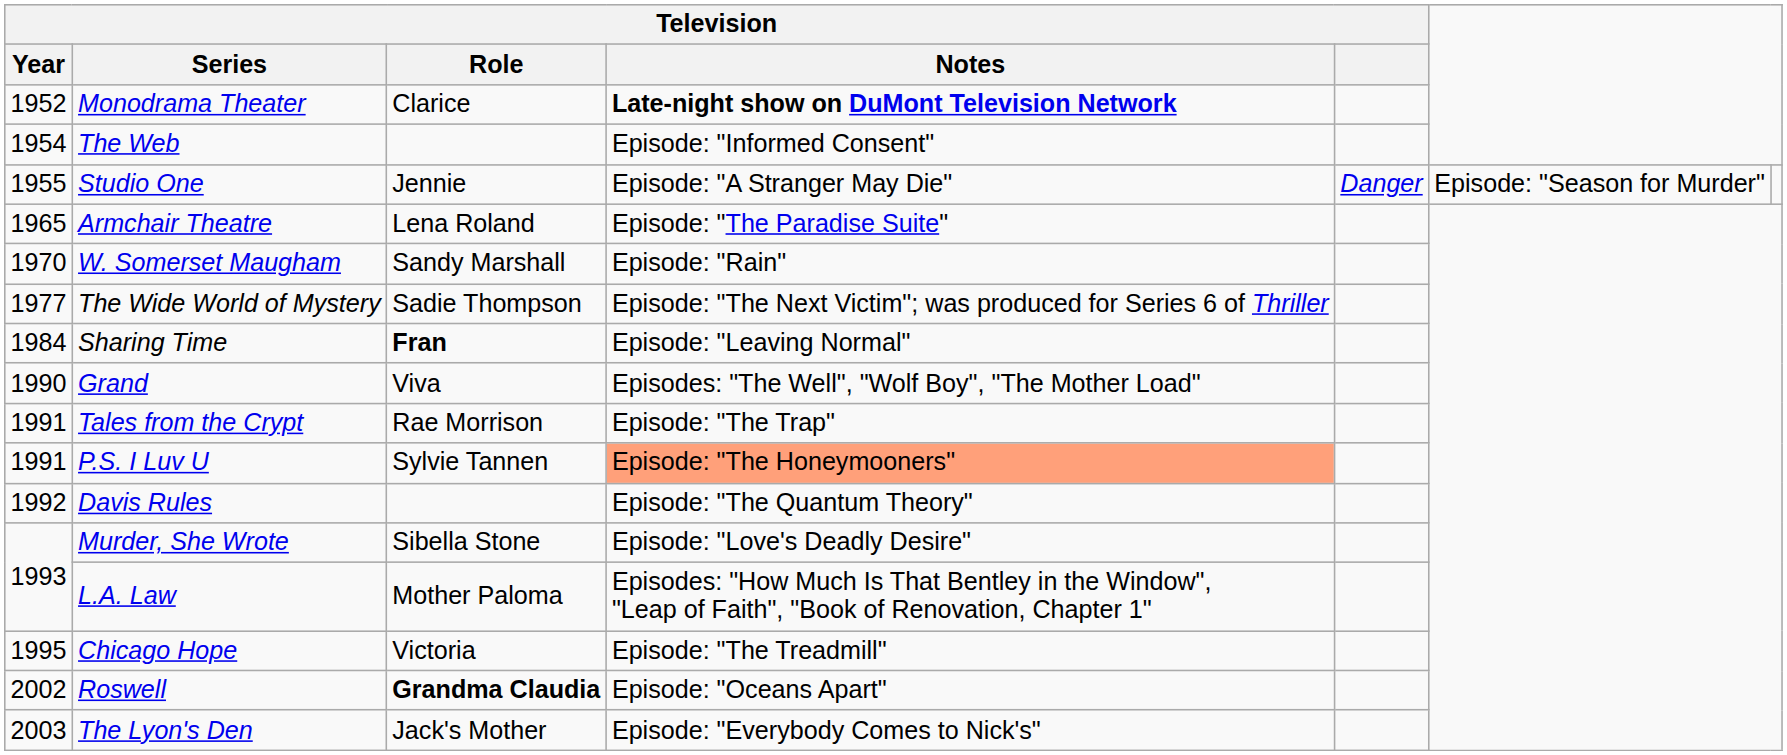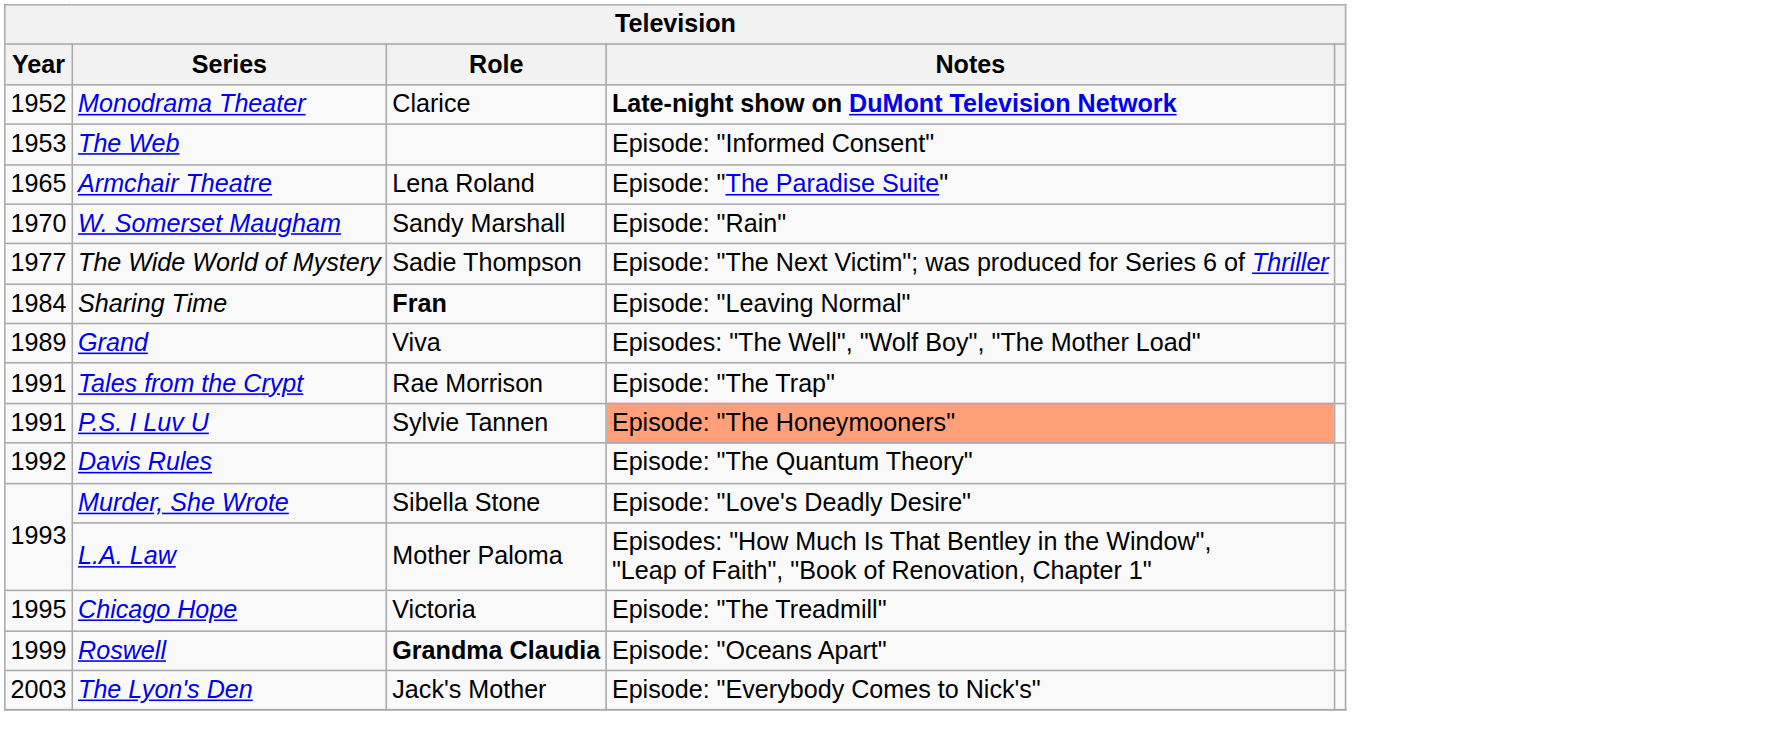(39, 143) 1954 -> (39, 143) 1953
- row: (141, 183)
(39, 382) 1990 -> (39, 343) 1989
(39, 690) 2002 -> (39, 650) 1999
